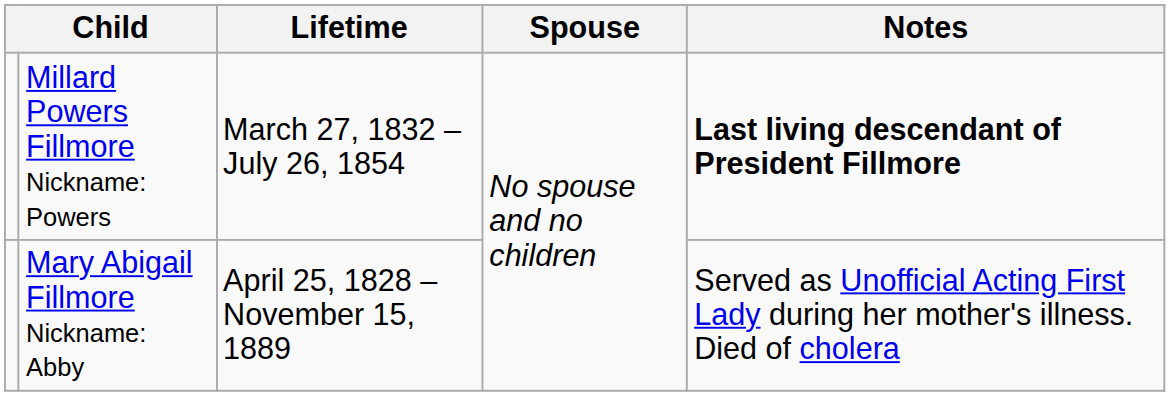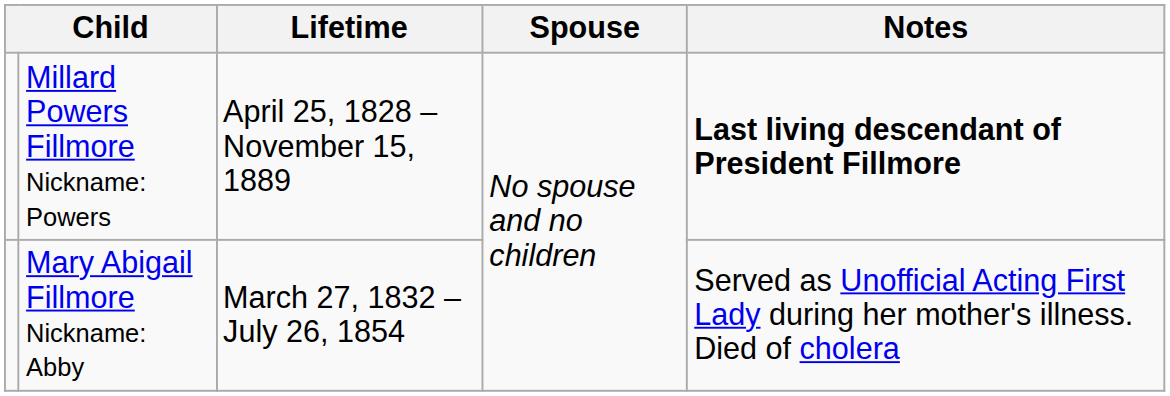(342, 145) March 27, 1832 – July 26, 1854 -> (330, 145) April 25, 1828 – November 15, 1889
(330, 314) April 25, 1828 – November 15, 1889 -> (342, 314) March 27, 1832 – July 26, 1854
